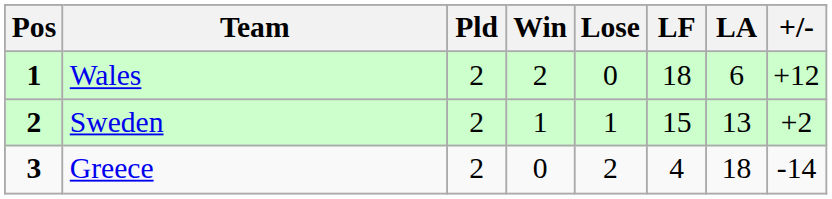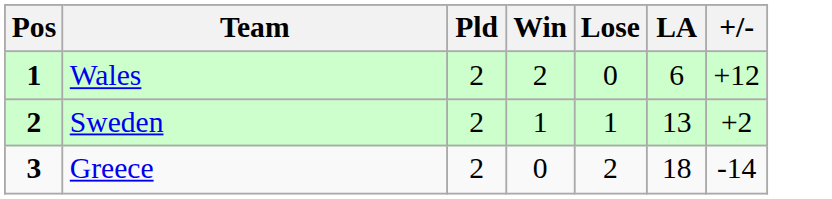- column: (677, 27)
